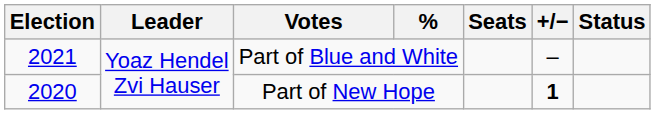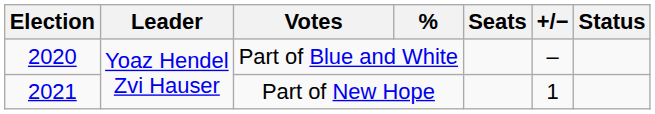(52, 56) 2021 -> (52, 56) 2020
(52, 91) 2020 -> (52, 91) 2021
(553, 91) bold -> (553, 91) normal
